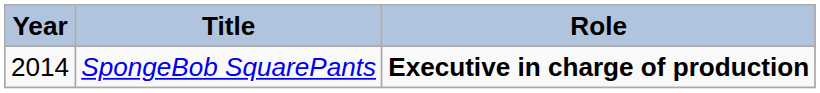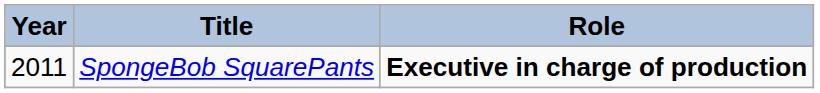(40, 67) 2014 -> (39, 67) 2011
